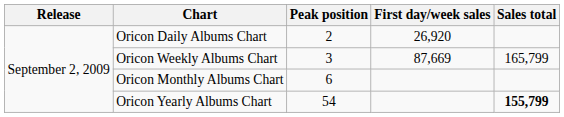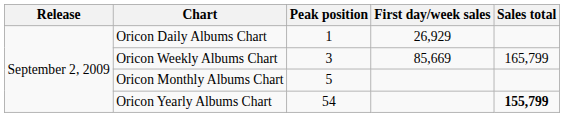(329, 36) 2 -> (329, 36) 1
(432, 36) 26,920 -> (432, 36) 26,929
(432, 58) 87,669 -> (432, 58) 85,669
(329, 79) 6 -> (329, 79) 5
